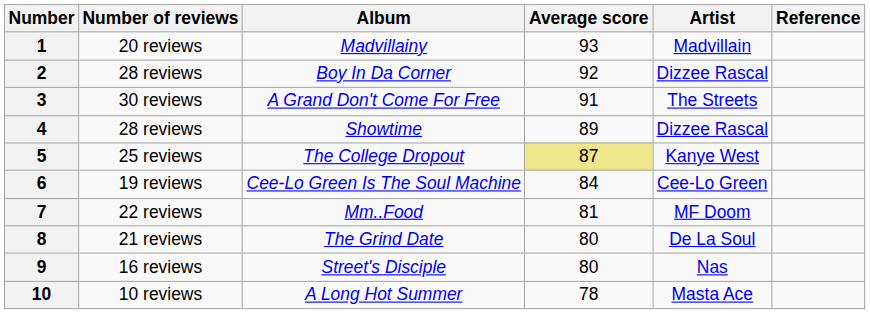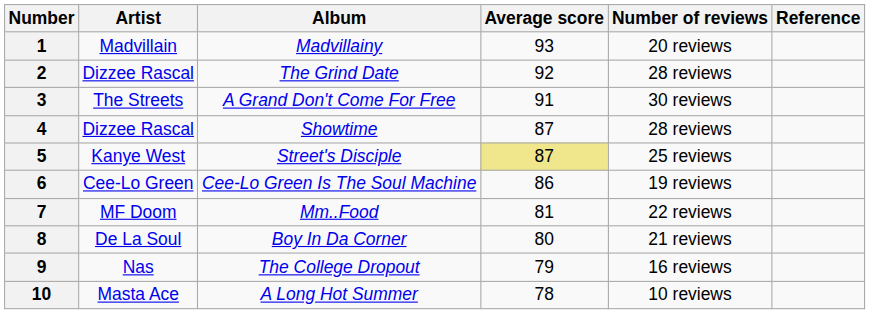columns swapped: (712, 18) <-> (161, 18)
(384, 73) Boy In Da Corner -> (339, 73) The Grind Date
(589, 128) 89 -> (544, 128) 87
(384, 156) The College Dropout -> (339, 156) Street's Disciple
(589, 184) 84 -> (544, 184) 86
(384, 239) The Grind Date -> (339, 239) Boy In Da Corner
(384, 267) Street's Disciple -> (339, 267) The College Dropout
(589, 267) 80 -> (544, 267) 79
